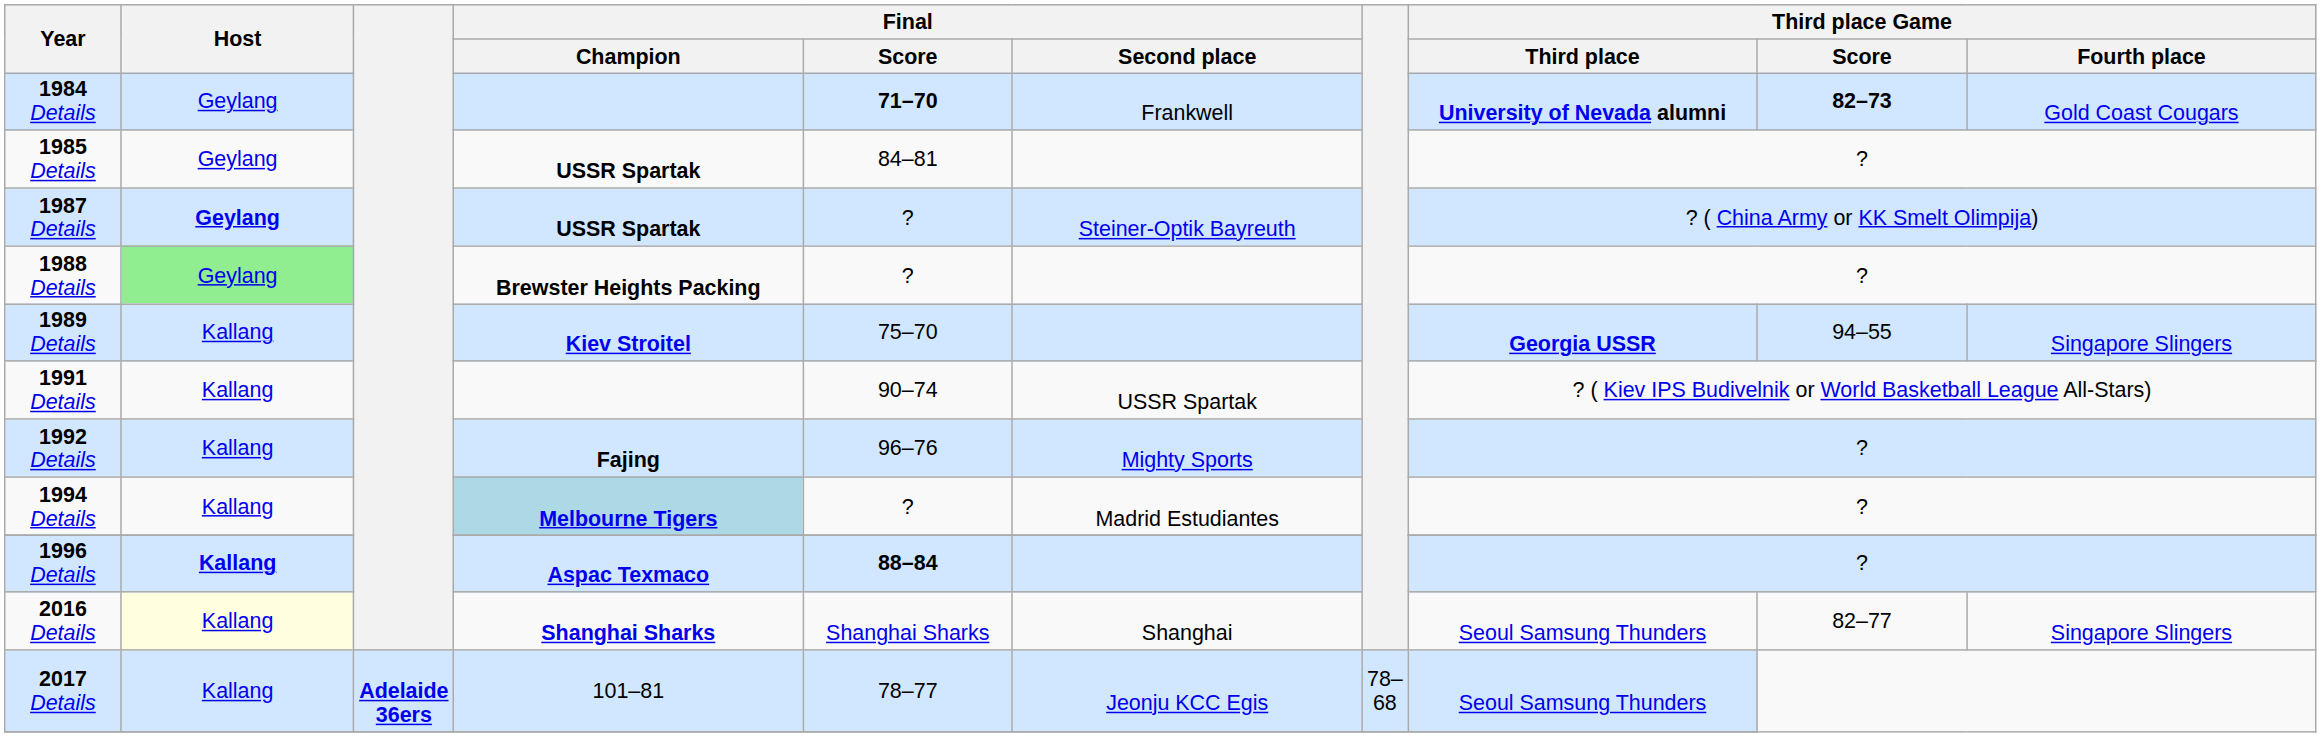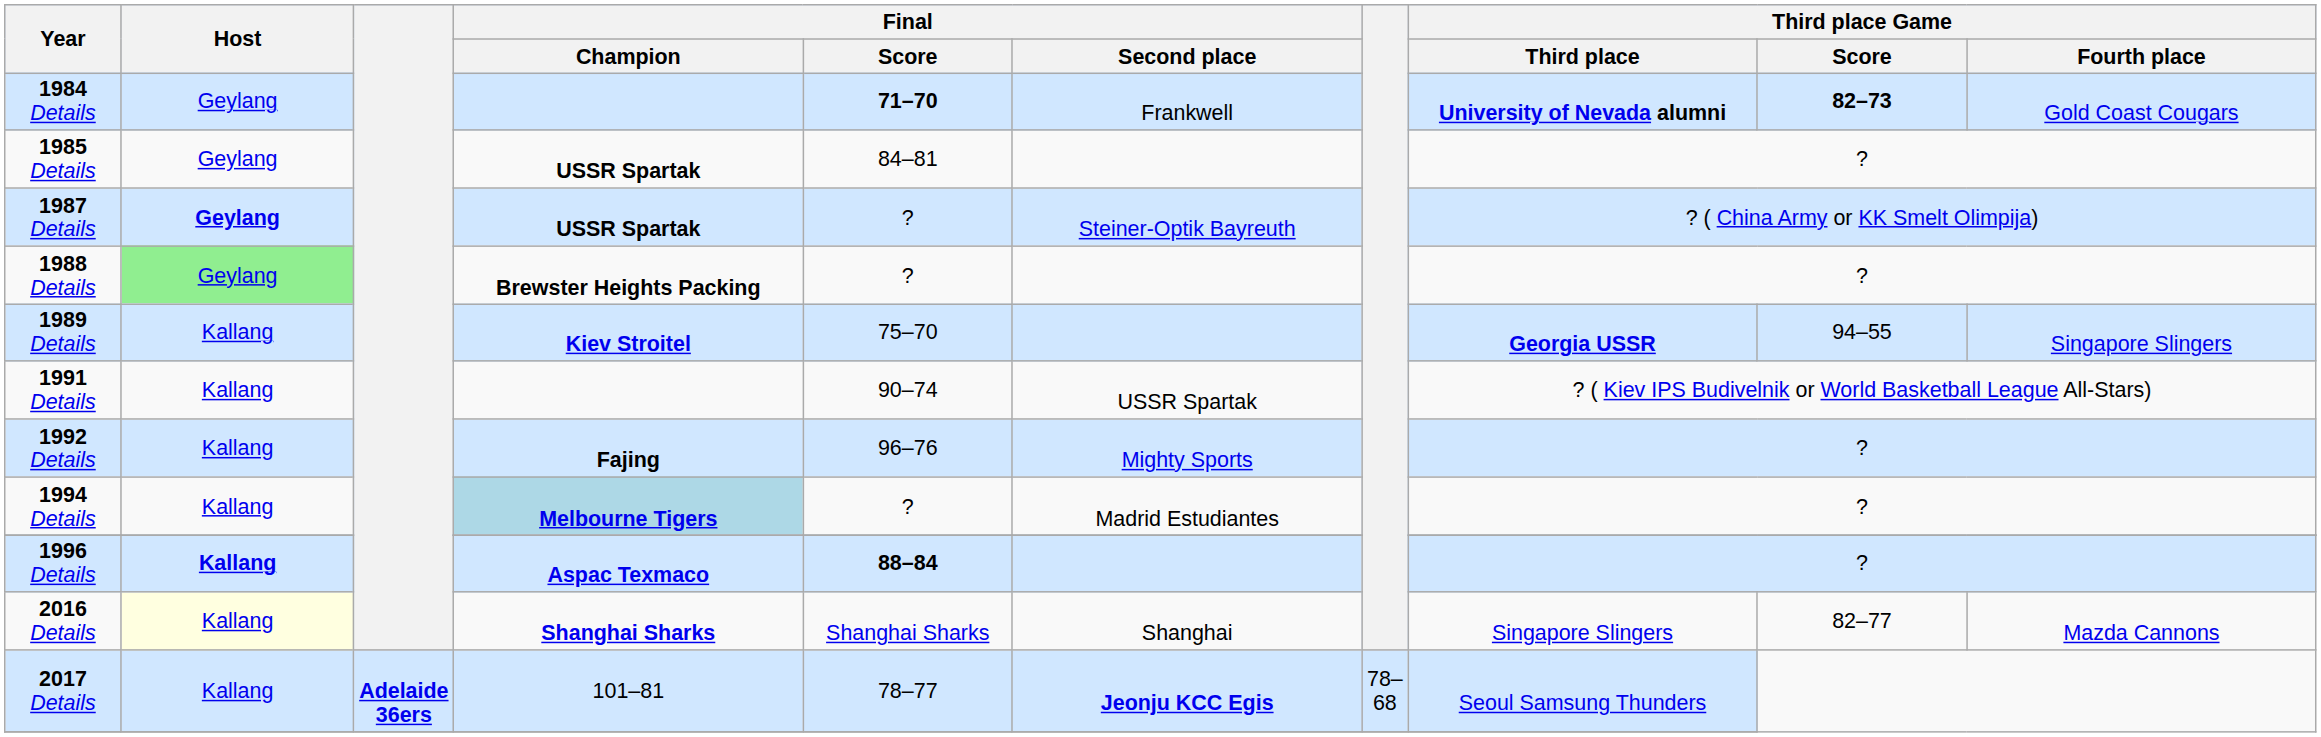(1583, 633) Seoul Samsung Thunders -> (1583, 633) Singapore Slingers
(2141, 633) Singapore Slingers -> (2141, 633) Mazda Cannons
(1187, 703) normal -> (1187, 703) bold
